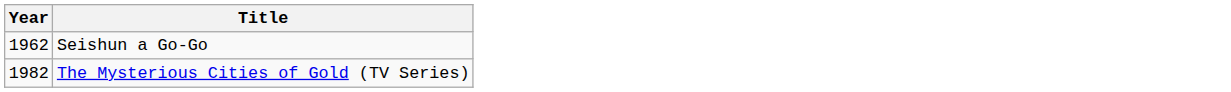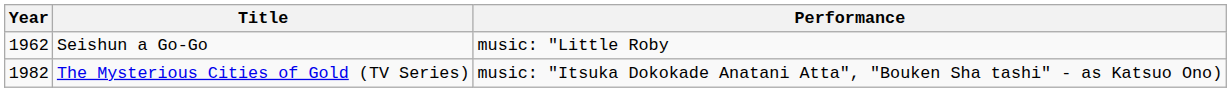+ column: (850, 18)
